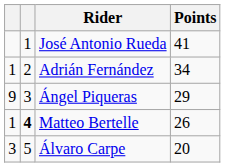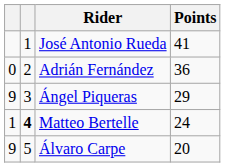(12, 70) 1 -> (12, 70) 0
(182, 70) 34 -> (182, 70) 36
(182, 123) 26 -> (182, 123) 24
(12, 149) 3 -> (12, 149) 9
